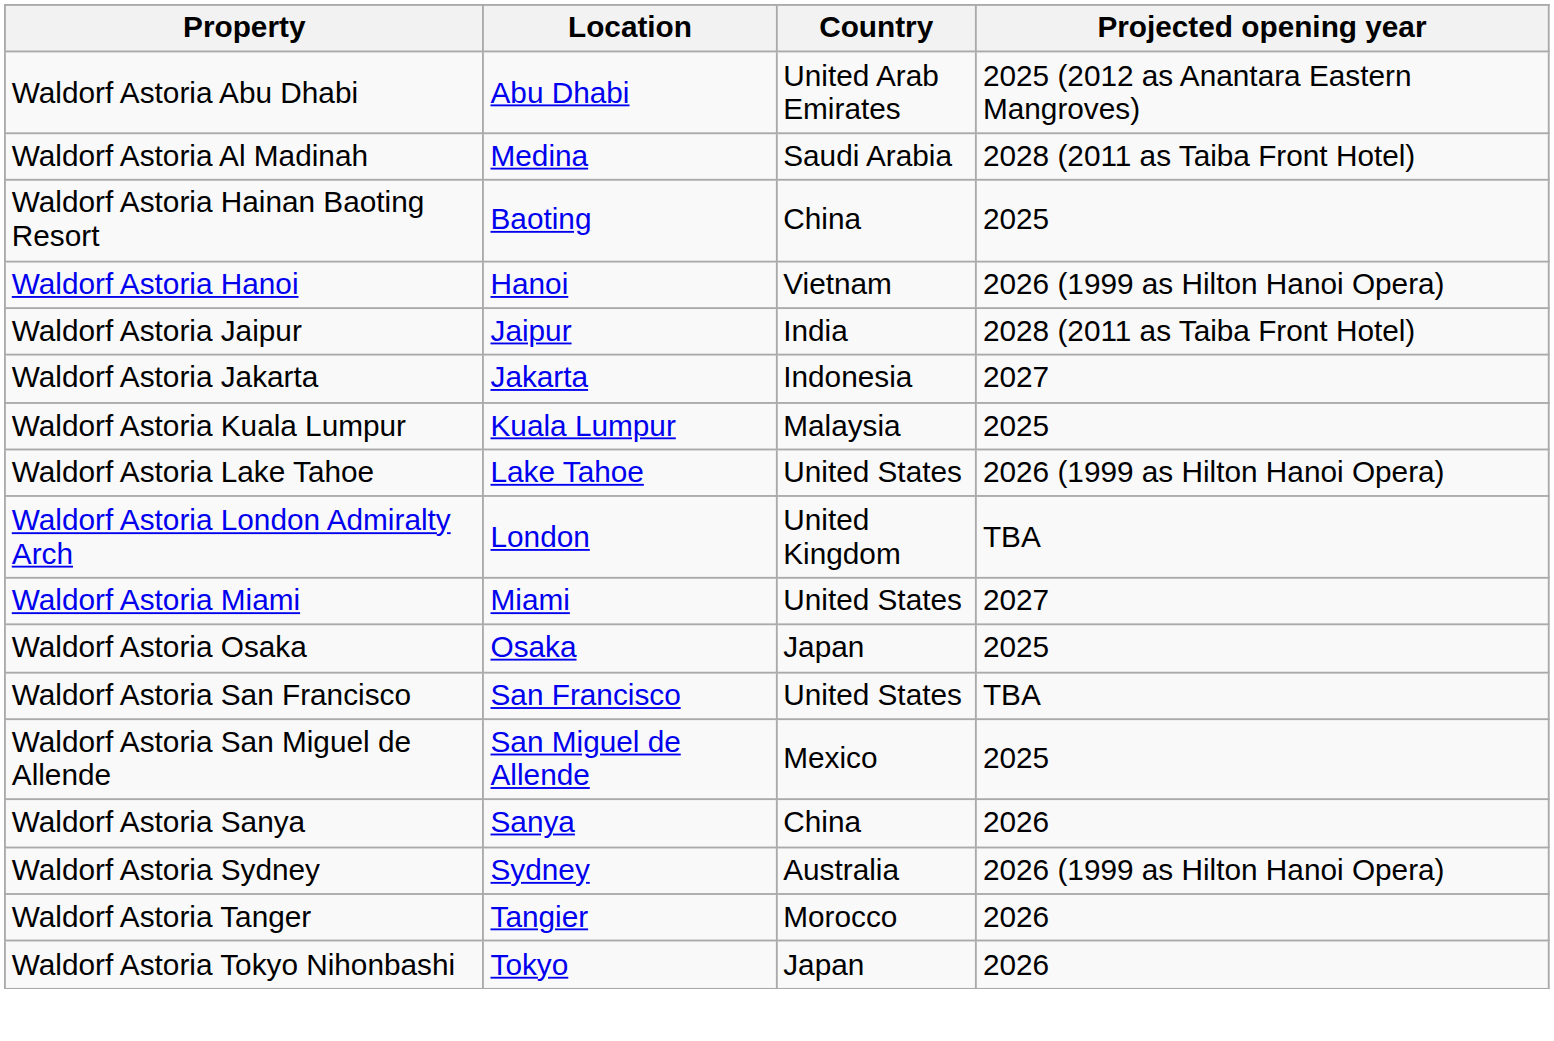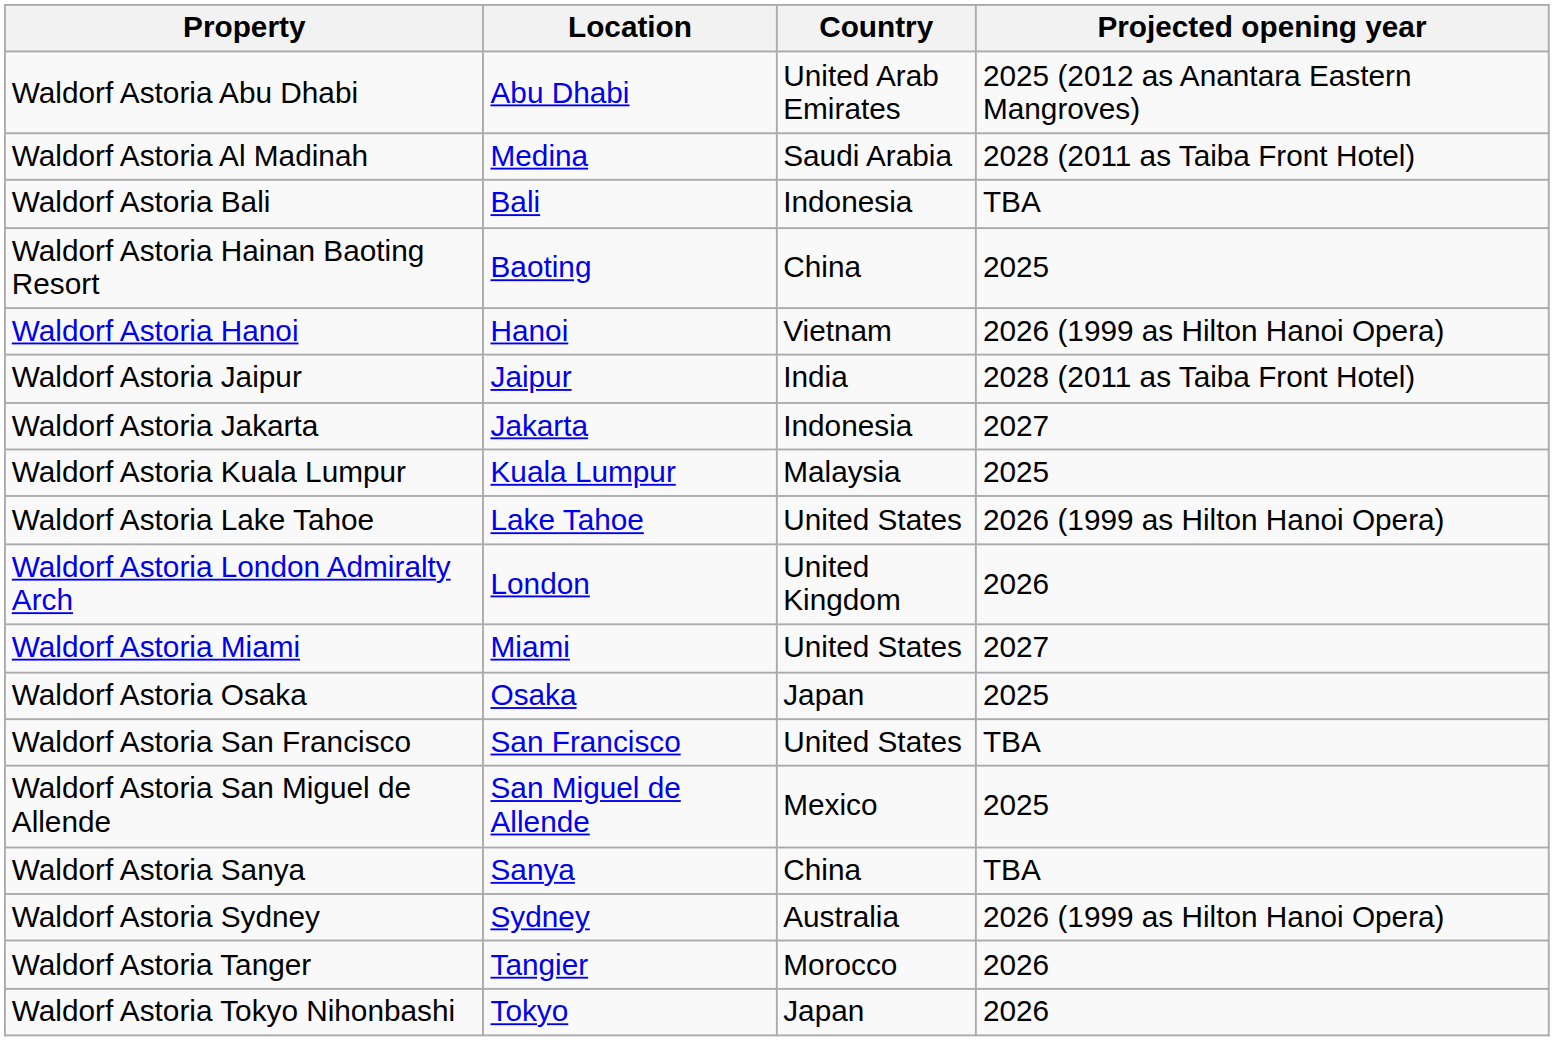+ row: (141, 203)
(1012, 536) TBA -> (1016, 583) 2026
(1016, 822) 2026 -> (1012, 869) TBA
